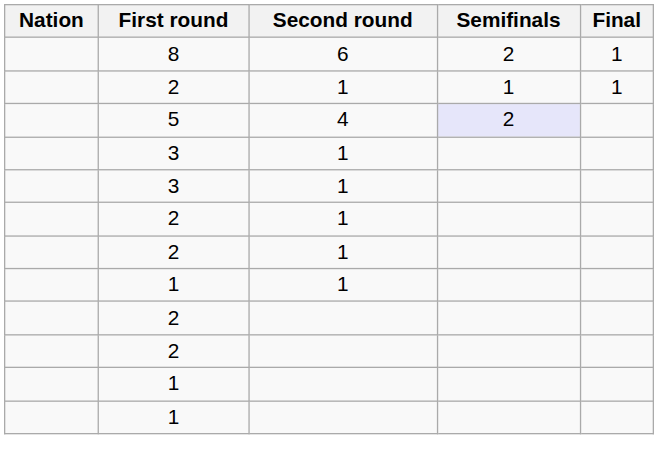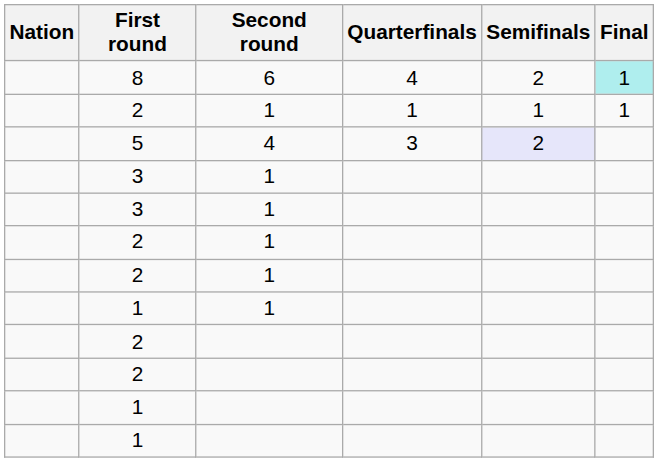+ column: (412, 32)
(617, 53) no background -> (624, 77) paleturquoise background
